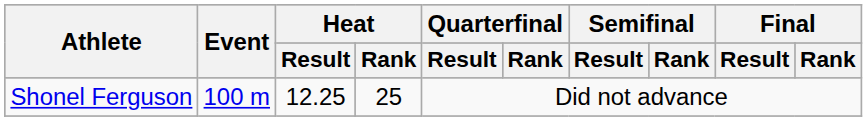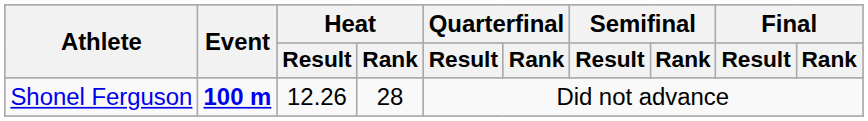(237, 98) normal -> (237, 98) bold
(316, 98) 12.25 -> (317, 98) 12.26
(389, 98) 25 -> (390, 98) 28
